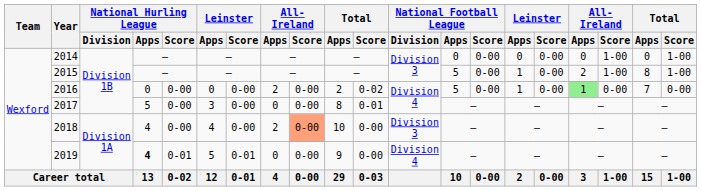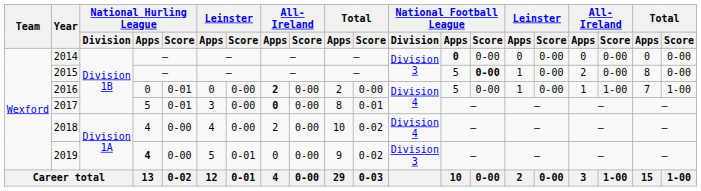(456, 57) normal -> (456, 57) bold
(615, 57) 1-00 -> (615, 57) 0-00
(679, 57) 1-00 -> (679, 57) 0-00
(488, 73) normal -> (488, 73) bold
(615, 73) 1-00 -> (615, 73) 0-00
(679, 73) 1-00 -> (679, 73) 0-00
(180, 89) 0-00 -> (180, 89) 0-01
(275, 89) normal -> (275, 89) bold
(371, 89) 0-02 -> (371, 89) 0-00
(583, 89) lightgreen background -> (583, 89) no background
(615, 89) 0-00 -> (615, 89) 1-00
(679, 89) 0-00 -> (679, 89) 1-00
(180, 106) 0-00 -> (180, 106) 0-01
(275, 106) normal -> (275, 106) bold
(307, 128) lightsalmon background -> (307, 128) no background
(371, 128) 0-00 -> (371, 128) 0-02
(415, 128) Division 3 -> (415, 128) Division 4
(180, 156) 0-01 -> (180, 156) 0-00
(371, 156) 0-00 -> (371, 156) 0-02
(415, 156) Division 4 -> (415, 156) Division 3
